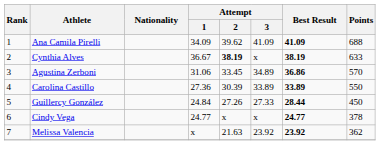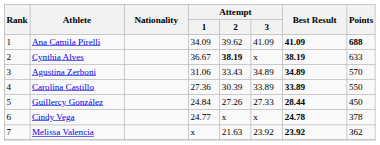(356, 42) normal -> (356, 42) bold
(232, 72) 33.45 -> (232, 72) 33.43
(295, 72) 36.86 -> (295, 72) 34.89
(295, 117) 24.77 -> (295, 117) 24.78
